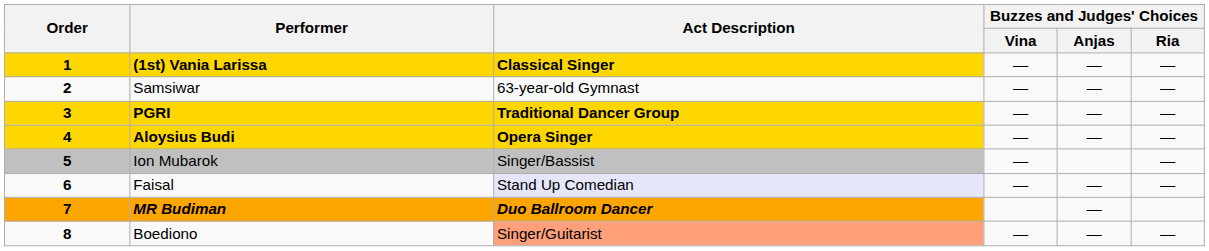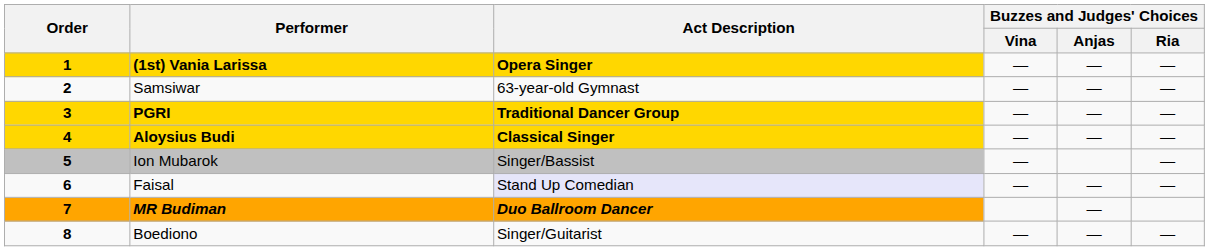(556, 64) Classical Singer -> (545, 64) Opera Singer
(545, 137) Opera Singer -> (556, 137) Classical Singer
(549, 233) lightsalmon background -> (549, 233) no background
